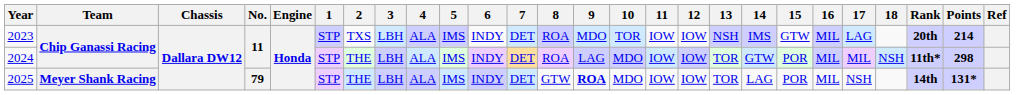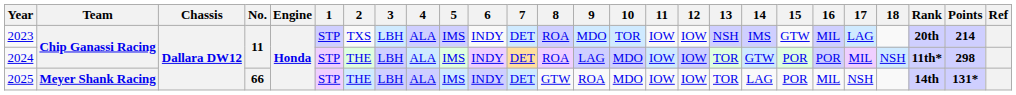(828, 57) MIL -> (828, 57) POR
(257, 78) 79 -> (257, 78) 66
(592, 78) bold -> (592, 78) normal
